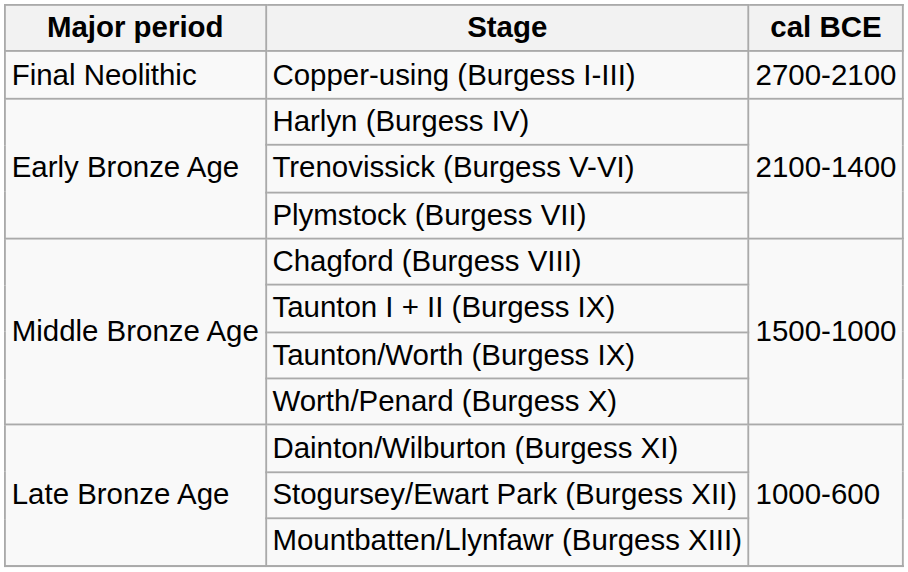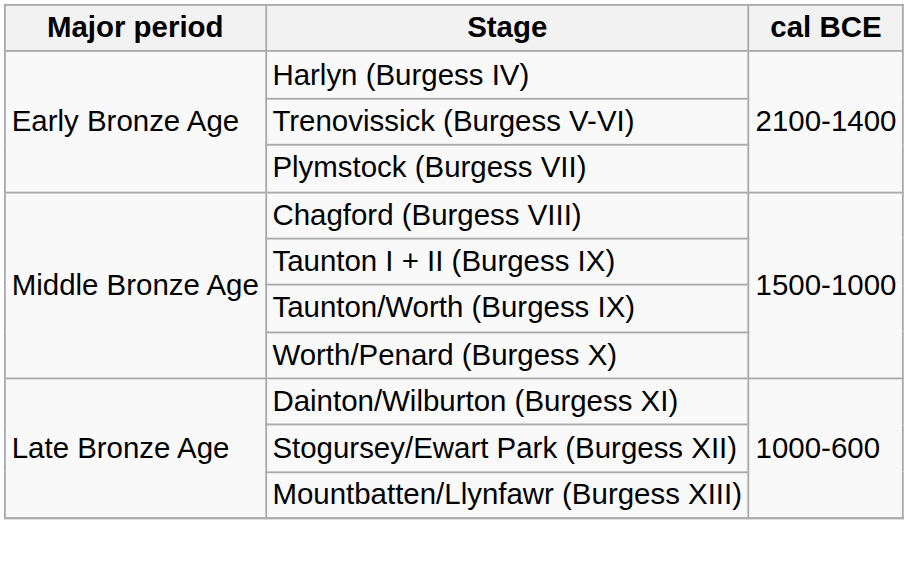- row: (454, 74)
